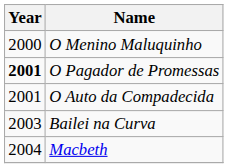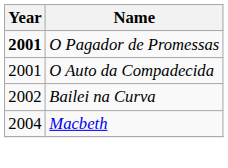- row: (126, 44)
(25, 123) 2003 -> (25, 96) 2002
